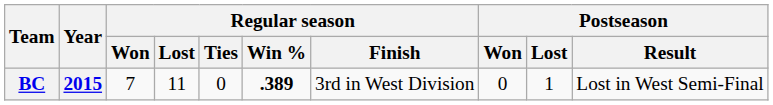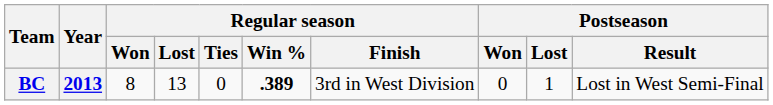(83, 84) 2015 -> (83, 84) 2013
(130, 84) 7 -> (130, 84) 8
(177, 84) 11 -> (177, 84) 13
